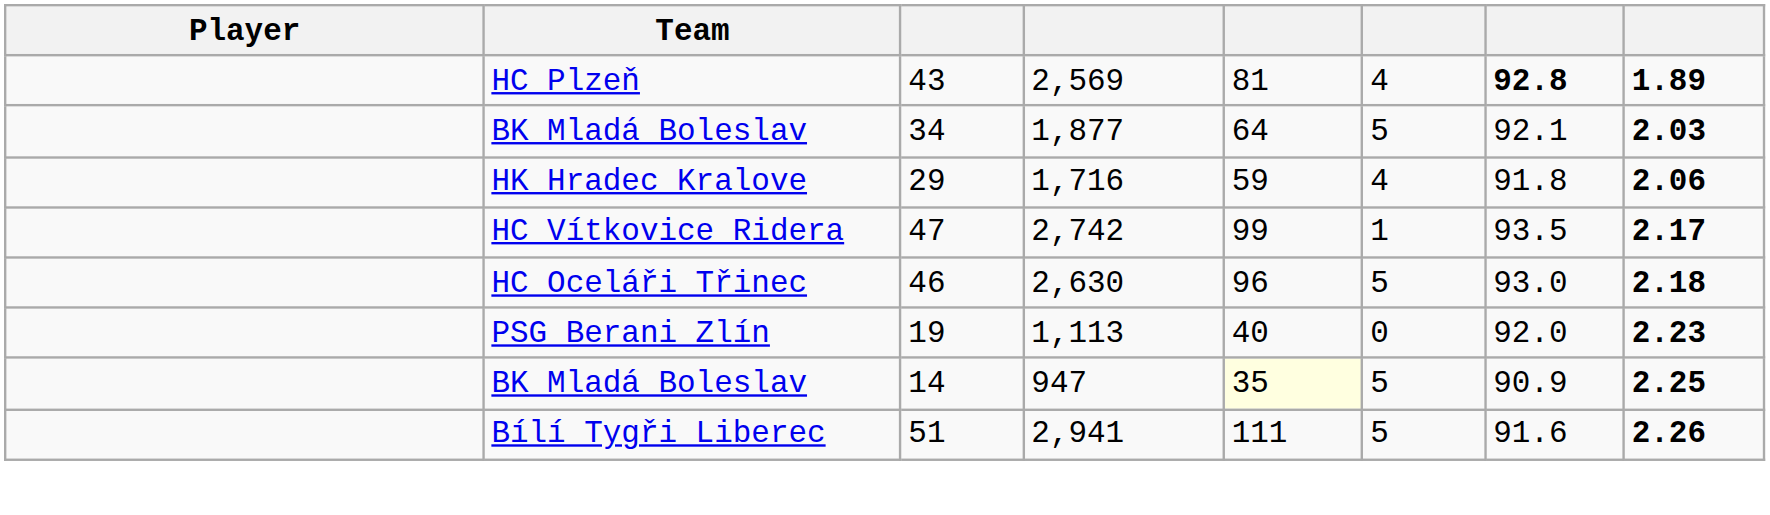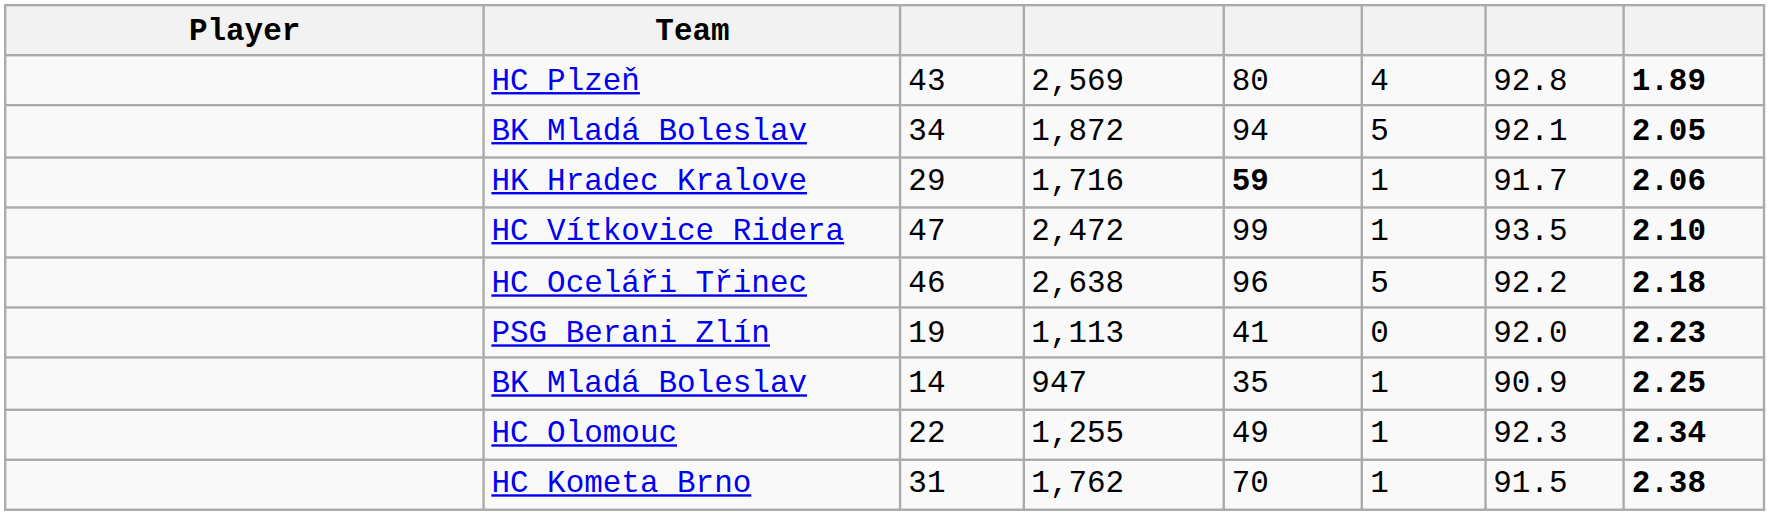(1250, 81) 81 -> (1250, 81) 80
(1530, 81) bold -> (1530, 81) normal
(1078, 131) 1,877 -> (1078, 131) 1,872
(1250, 131) 64 -> (1250, 131) 94
(1669, 131) 2.03 -> (1669, 131) 2.05
(1250, 182) normal -> (1250, 182) bold
(1379, 182) 4 -> (1379, 182) 1
(1530, 182) 91.8 -> (1530, 182) 91.7
(1078, 232) 2,742 -> (1078, 232) 2,472
(1669, 232) 2.17 -> (1669, 232) 2.10
(1078, 283) 2,630 -> (1078, 283) 2,638
(1530, 283) 93.0 -> (1530, 283) 92.2
(1250, 333) 40 -> (1250, 333) 41
(1250, 383) lightyellow background -> (1250, 383) no background
(1379, 383) 5 -> (1379, 383) 1
- row: (659, 434)
+ row: (584, 434)
+ row: (621, 484)
